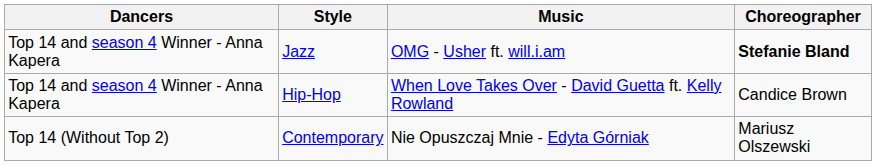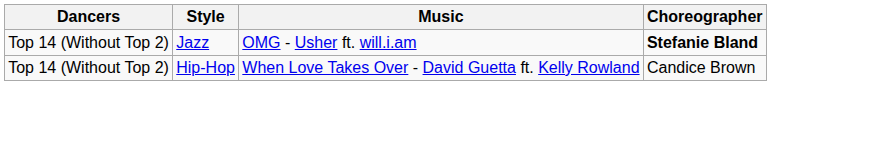(135, 51) Top 14 and season 4 Winner - Anna Kapera -> (89, 42) Top 14 (Without Top 2)
(135, 94) Top 14 and season 4 Winner - Anna Kapera -> (89, 67) Top 14 (Without Top 2)
- row: (333, 138)
